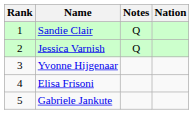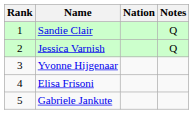columns swapped: (170, 13) <-> (136, 13)
